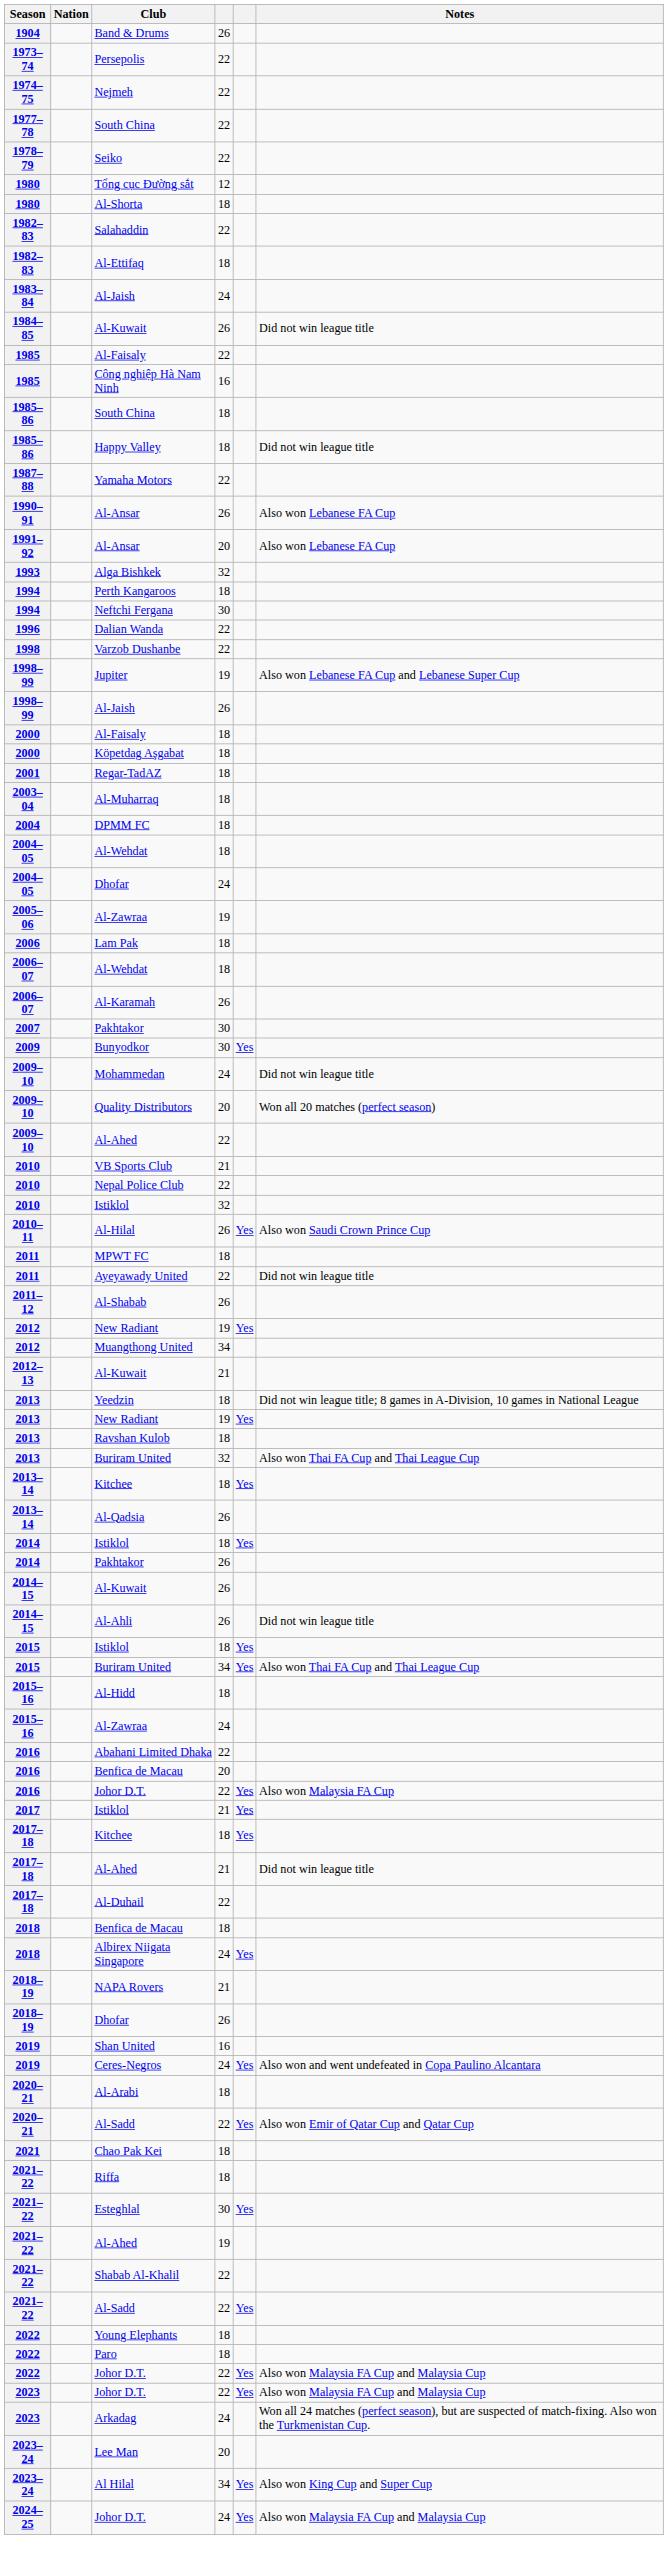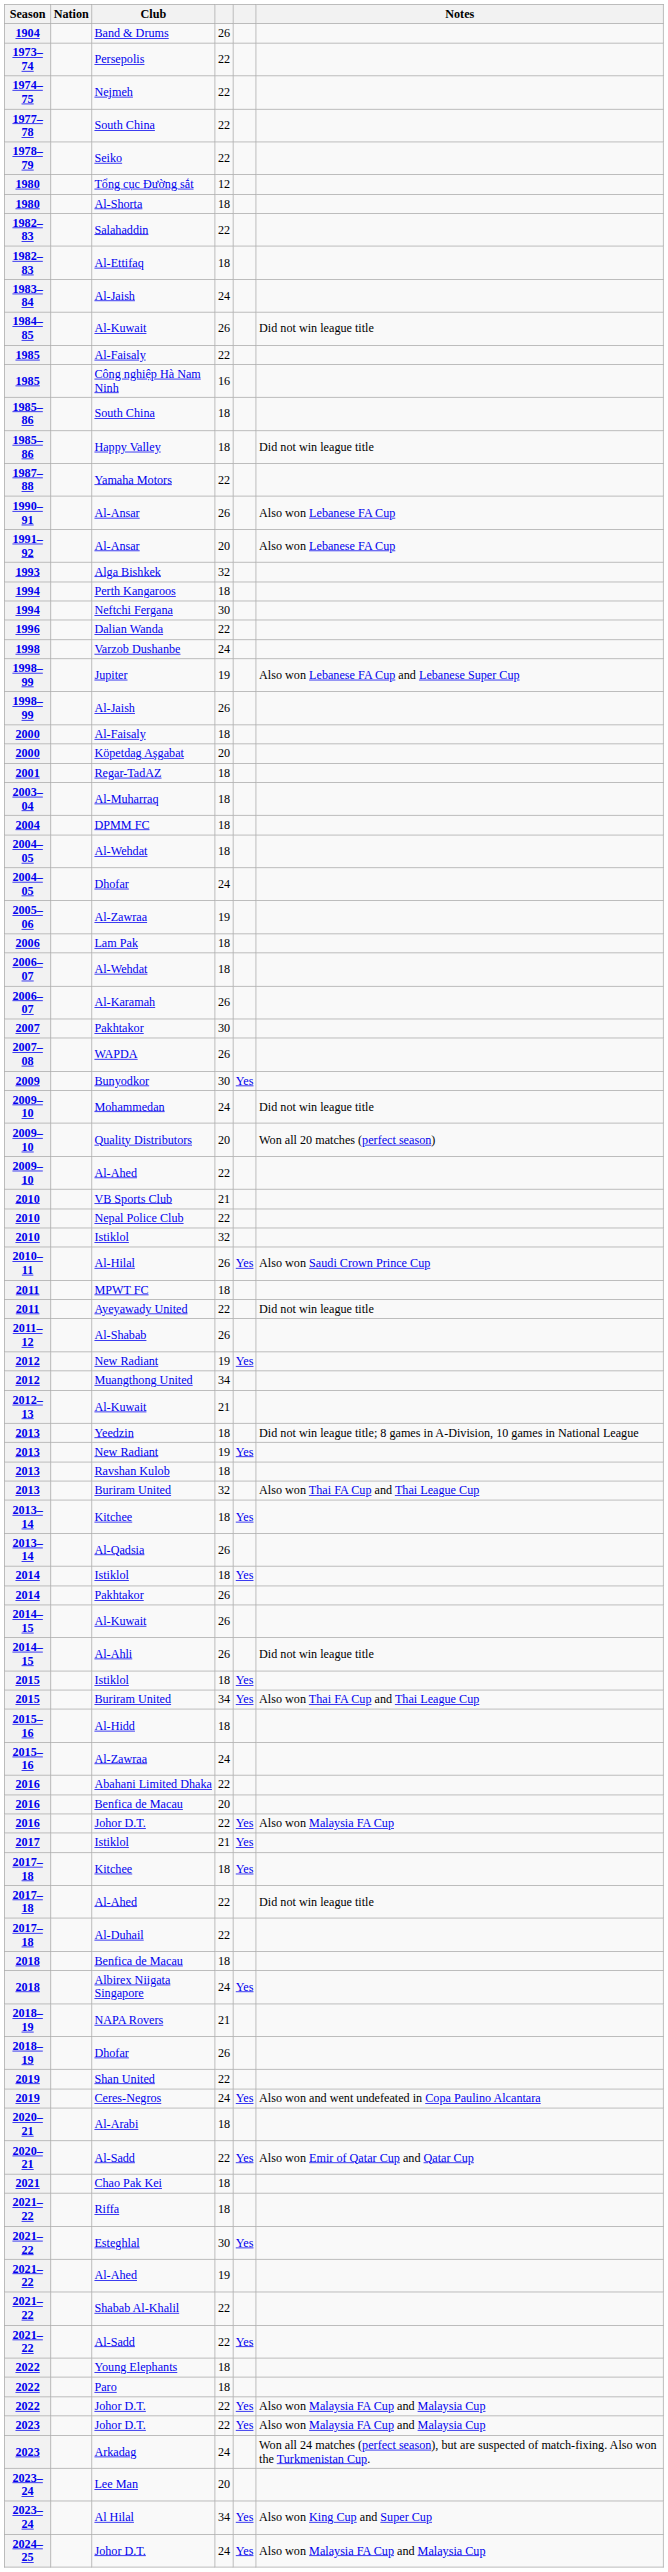(224, 649) 22 -> (224, 649) 24
(224, 753) 18 -> (224, 753) 20
+ row: (28, 1054)
(224, 1869) 21 -> (224, 1901) 22
(224, 2046) 16 -> (224, 2079) 22
